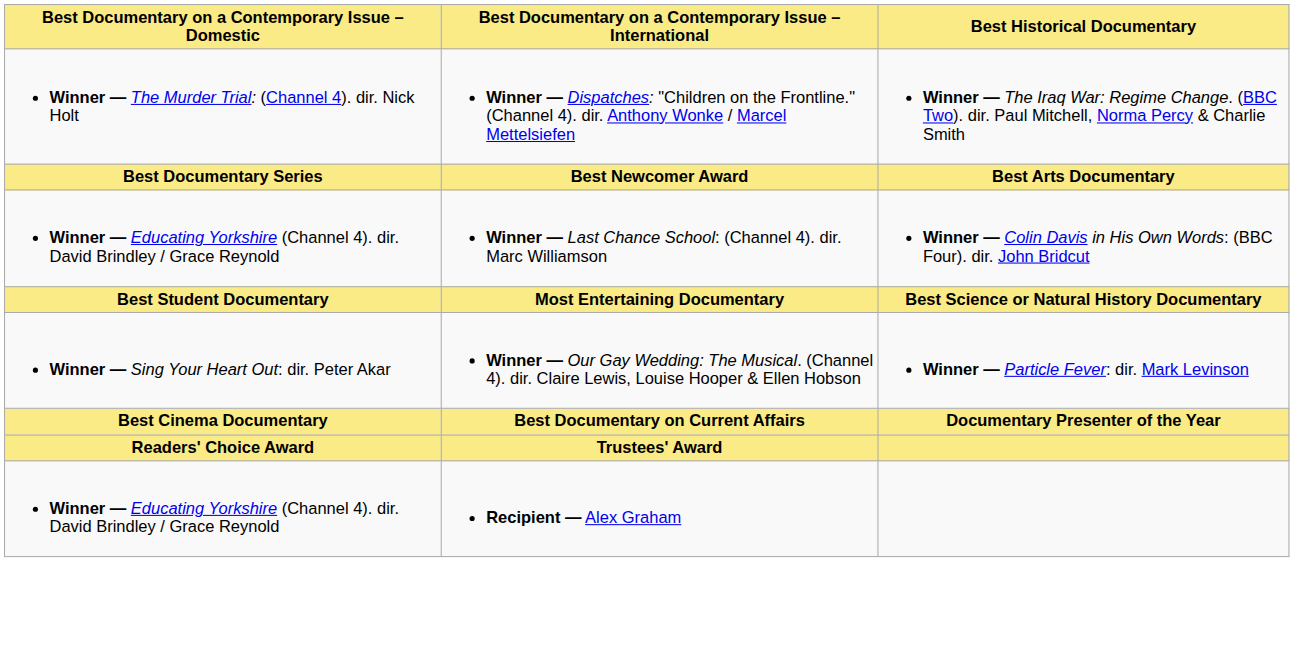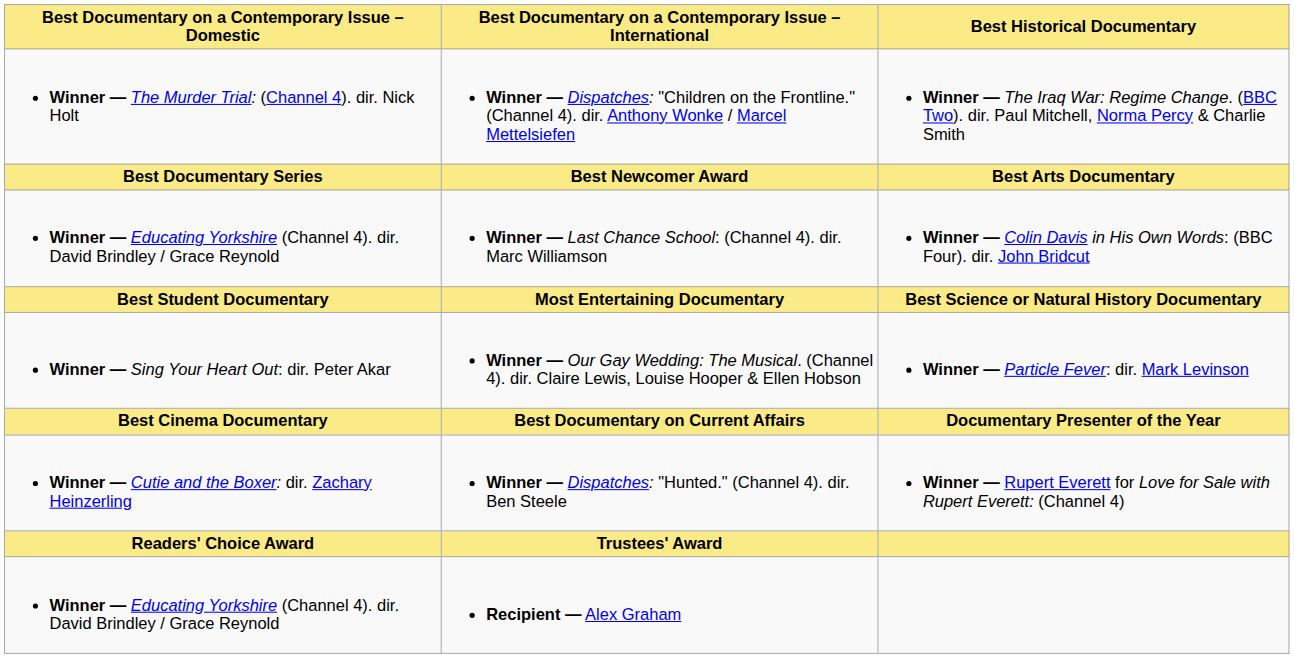+ row: (660, 492)
